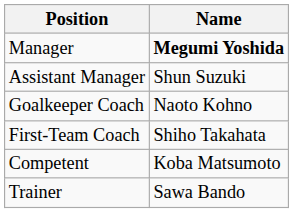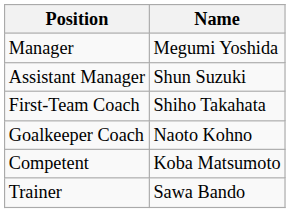(219, 47) bold -> (216, 47) normal
rows swapped: (74, 134) <-> (76, 105)
